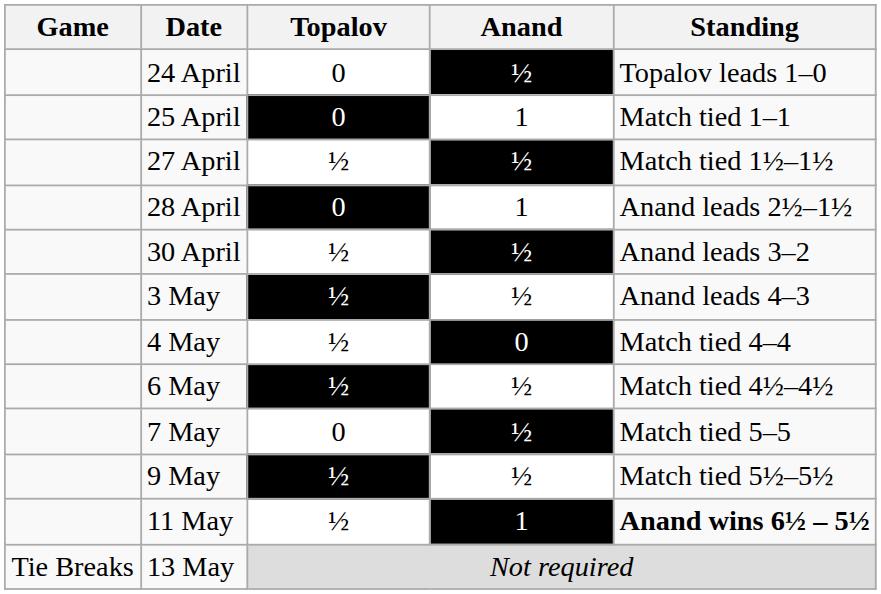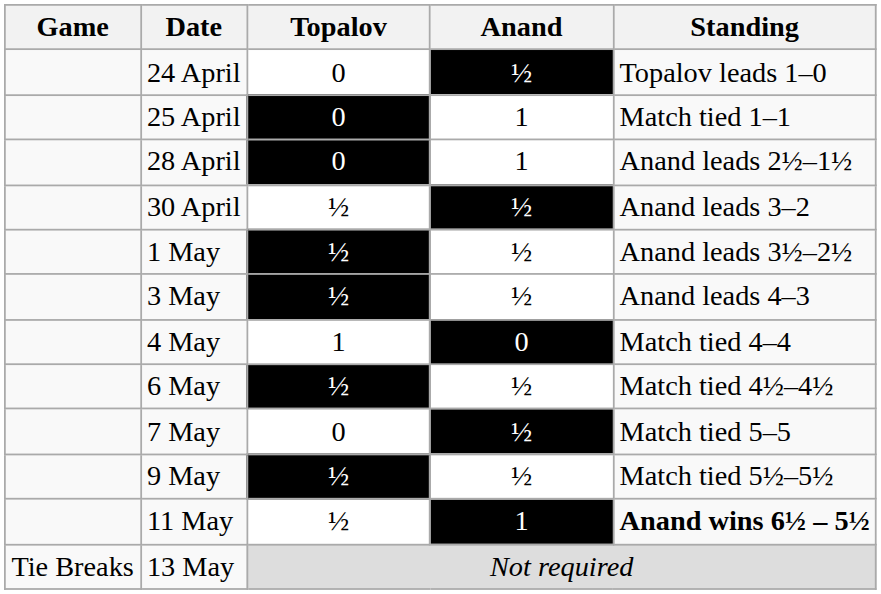- row: (194, 161)
+ row: (184, 251)
(339, 341) ½ -> (339, 341) 1
